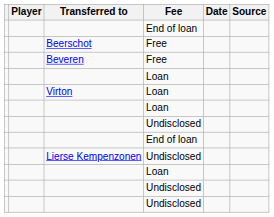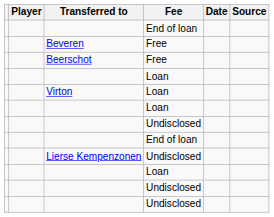rows swapped: (69, 44) <-> (65, 60)
